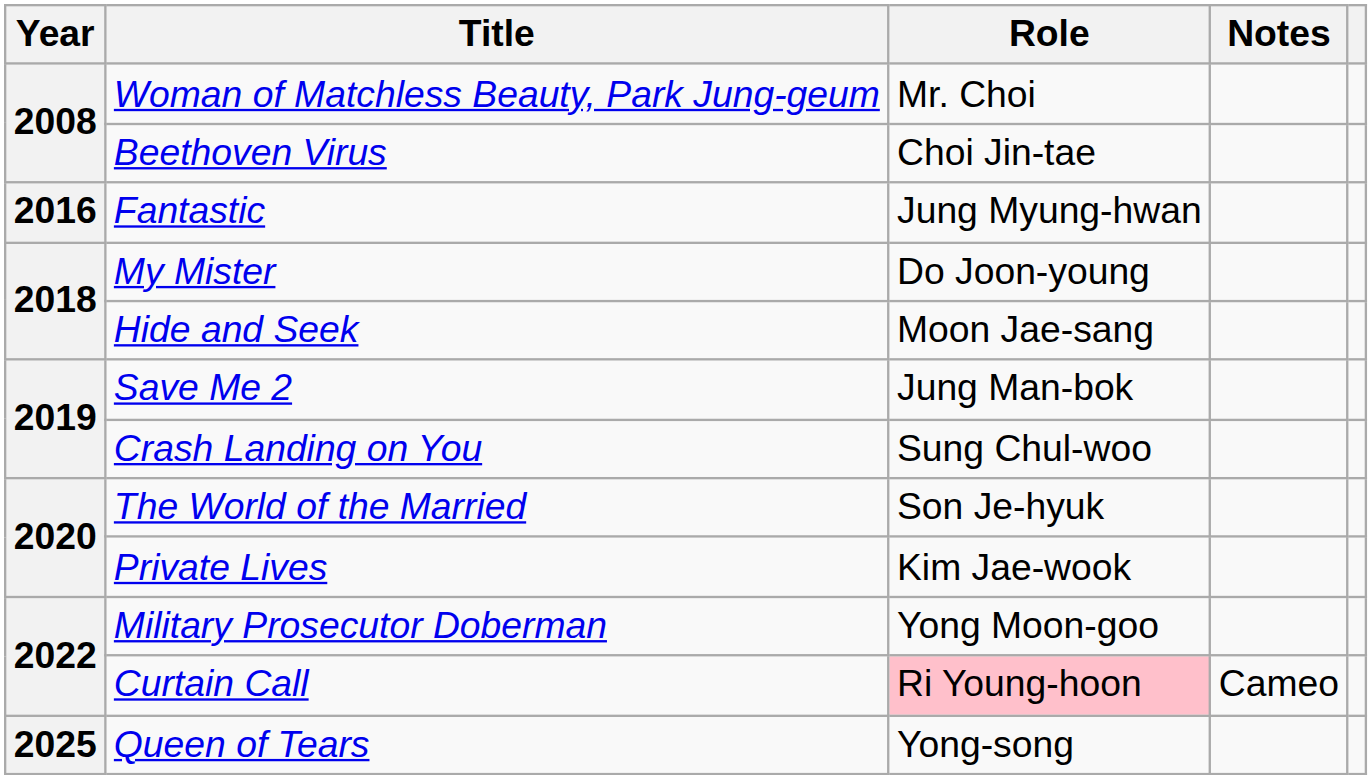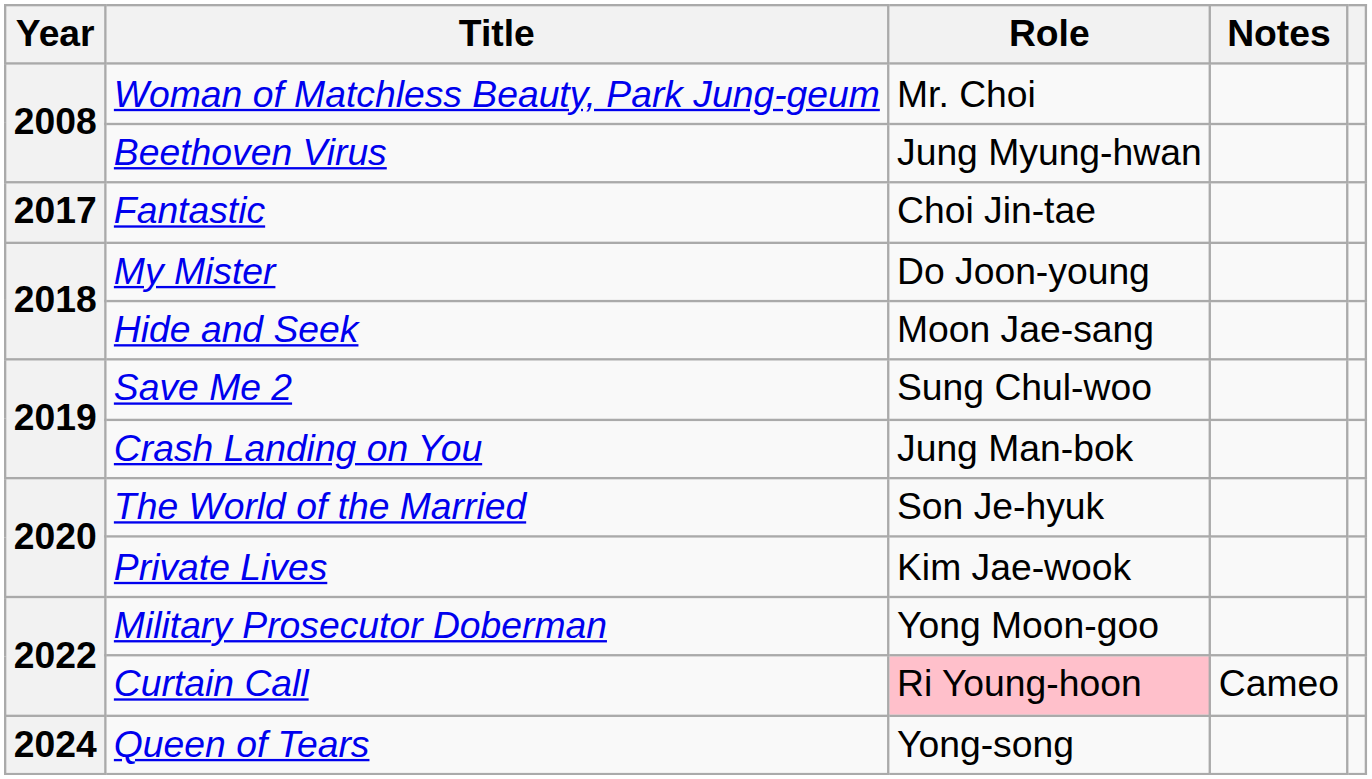(996, 152) Choi Jin-tae -> (1049, 152) Jung Myung-hwan
(55, 211) 2016 -> (55, 211) 2017
(1049, 211) Jung Myung-hwan -> (996, 211) Choi Jin-tae
(1015, 388) Jung Man-bok -> (1024, 388) Sung Chul-woo
(1024, 447) Sung Chul-woo -> (1015, 447) Jung Man-bok
(55, 743) 2025 -> (55, 743) 2024
